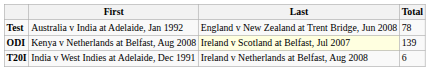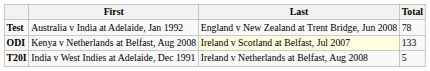(409, 43) 139 -> (409, 43) 133
(404, 58) 6 -> (404, 58) 5
